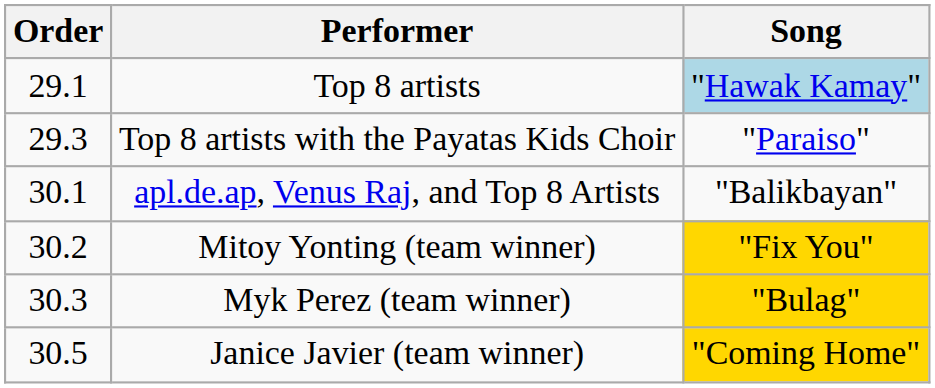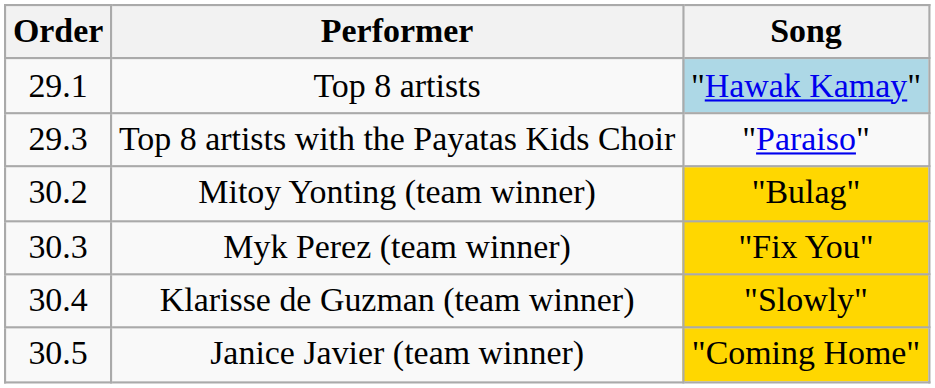- row: (397, 192)
(806, 246) "Fix You" -> (806, 192) "Bulag"
(806, 300) "Bulag" -> (806, 246) "Fix You"
+ row: (397, 300)
